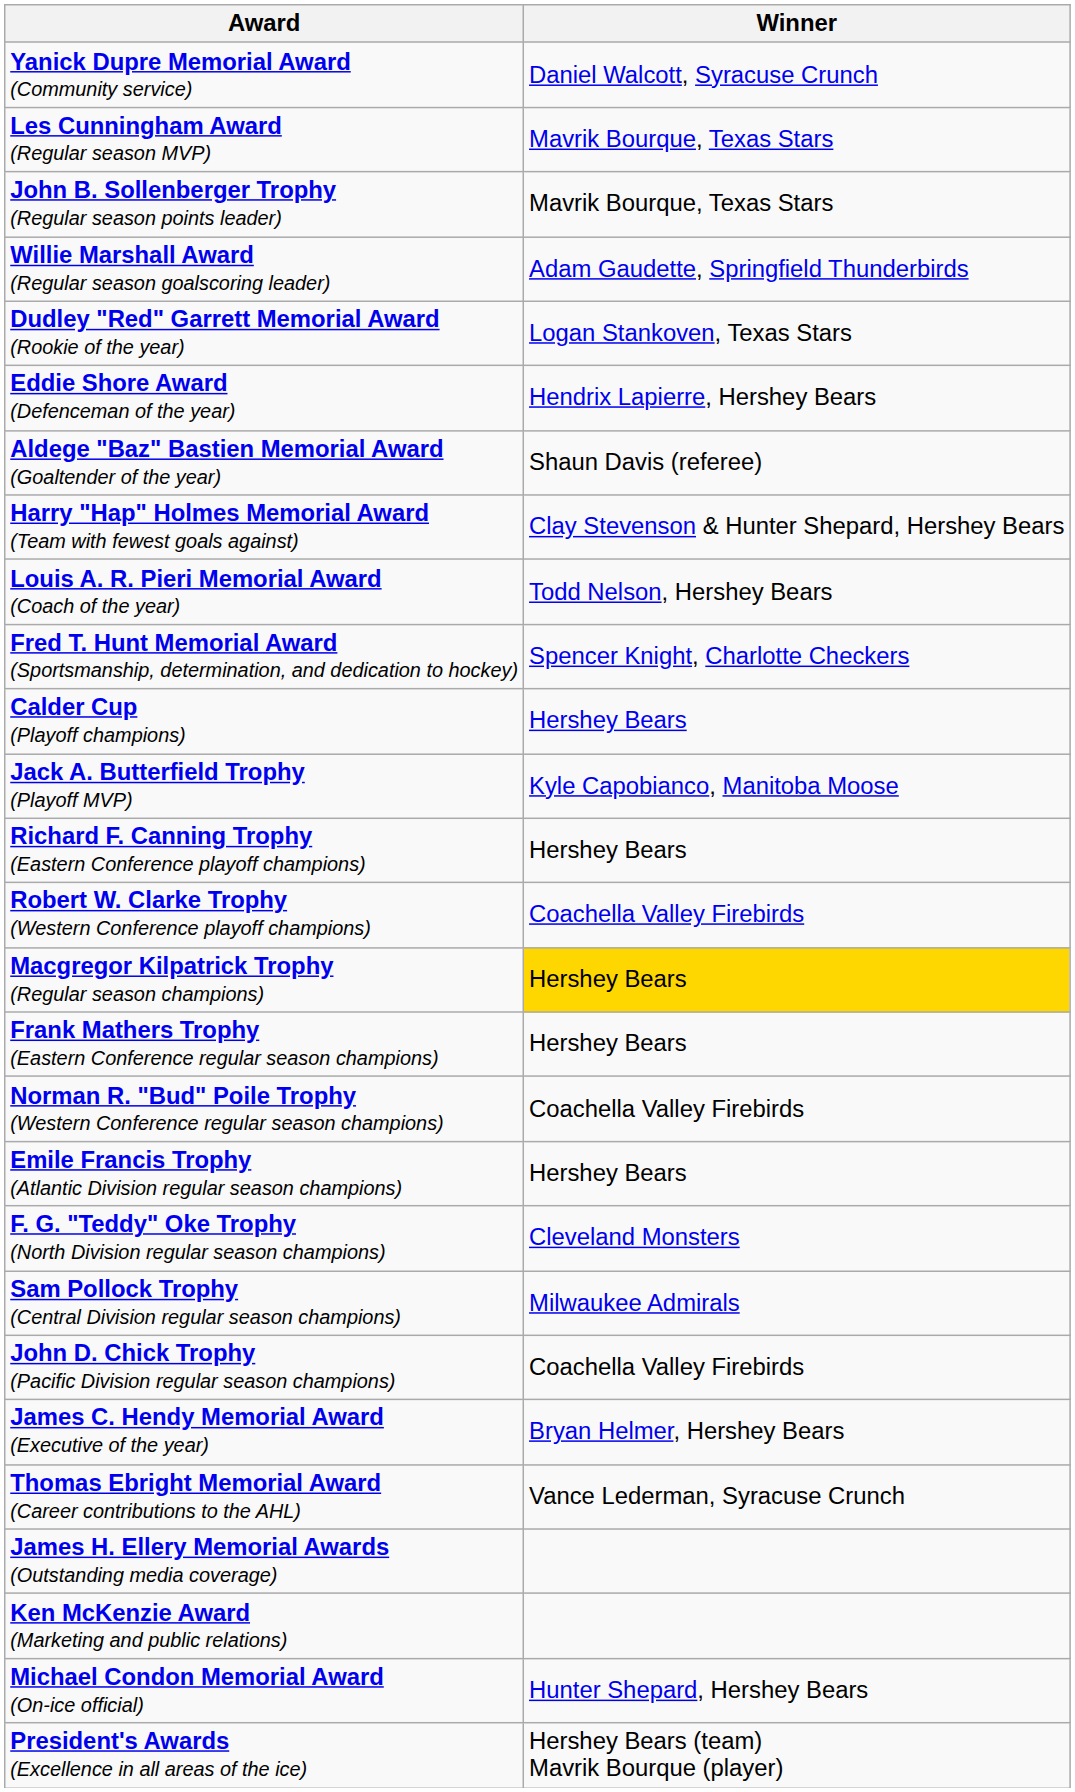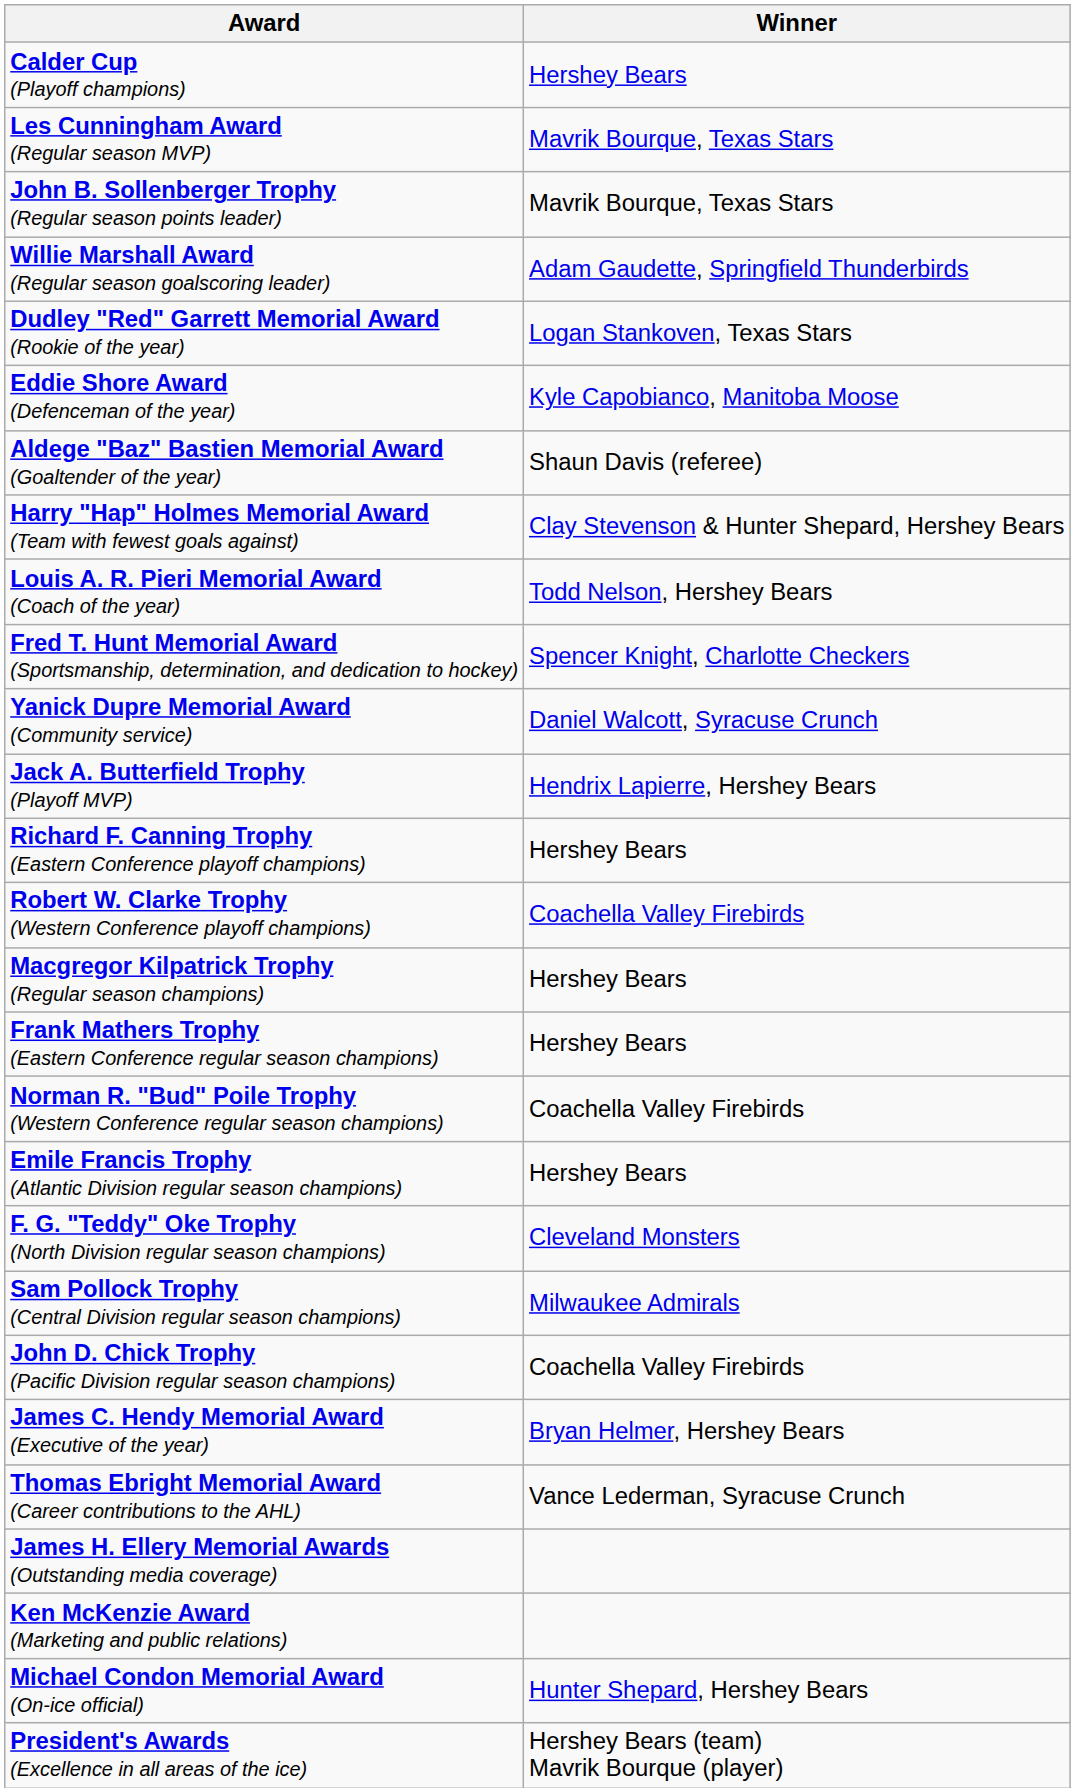rows swapped: (98, 720) <-> (180, 74)
(703, 397) Hendrix Lapierre, Hershey Bears -> (714, 397) Kyle Capobianco, Manitoba Moose
(714, 785) Kyle Capobianco, Manitoba Moose -> (703, 785) Hendrix Lapierre, Hershey Bears
(608, 979) gold background -> (608, 979) no background
